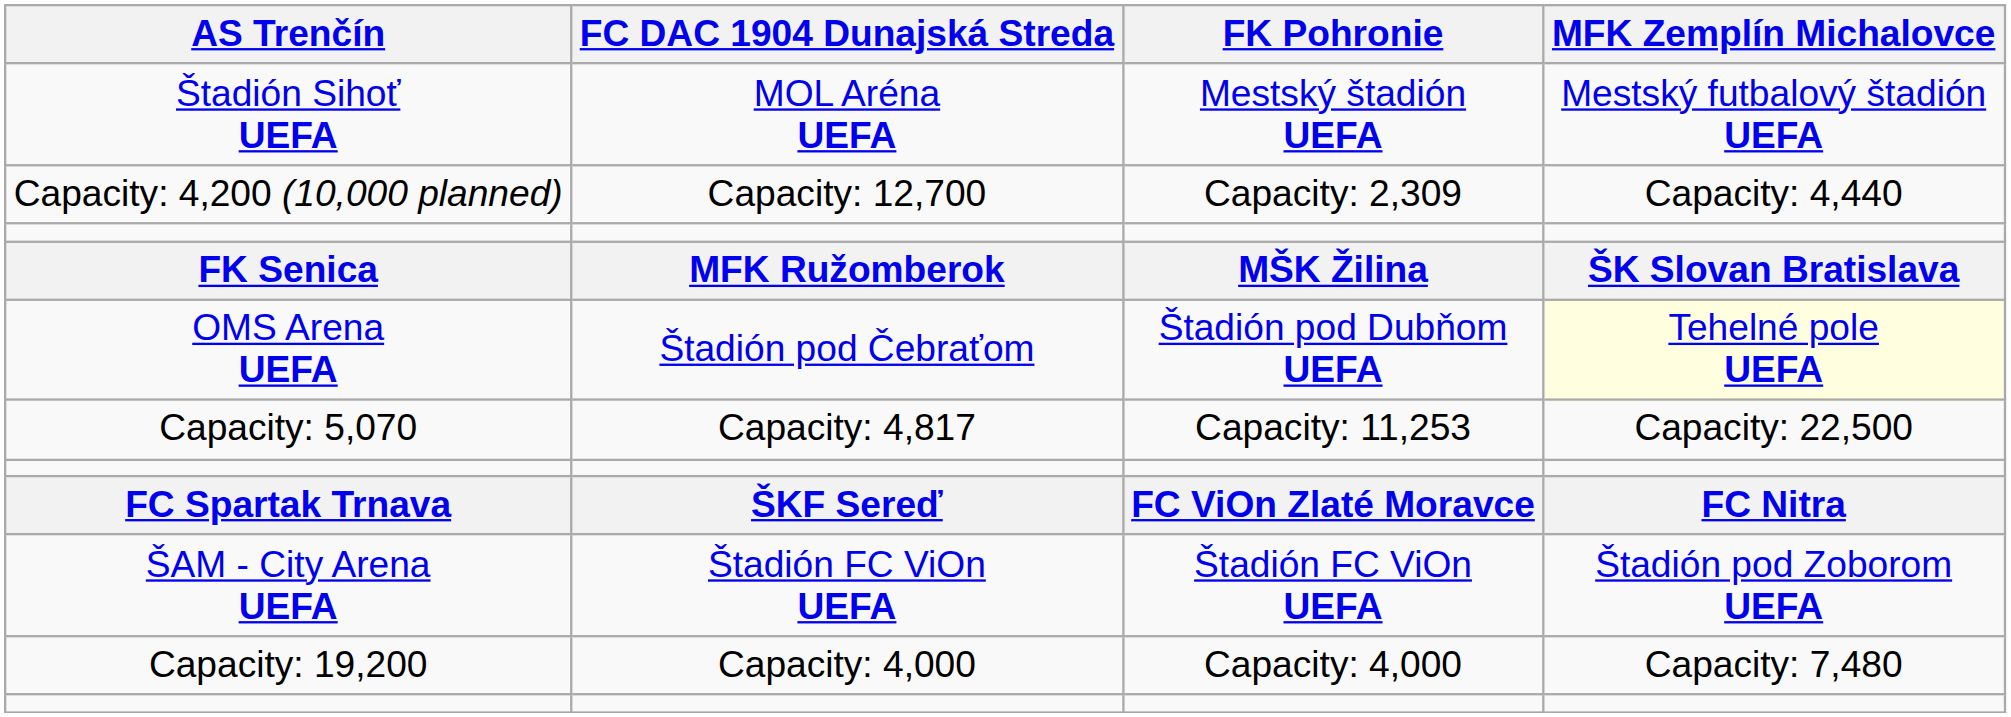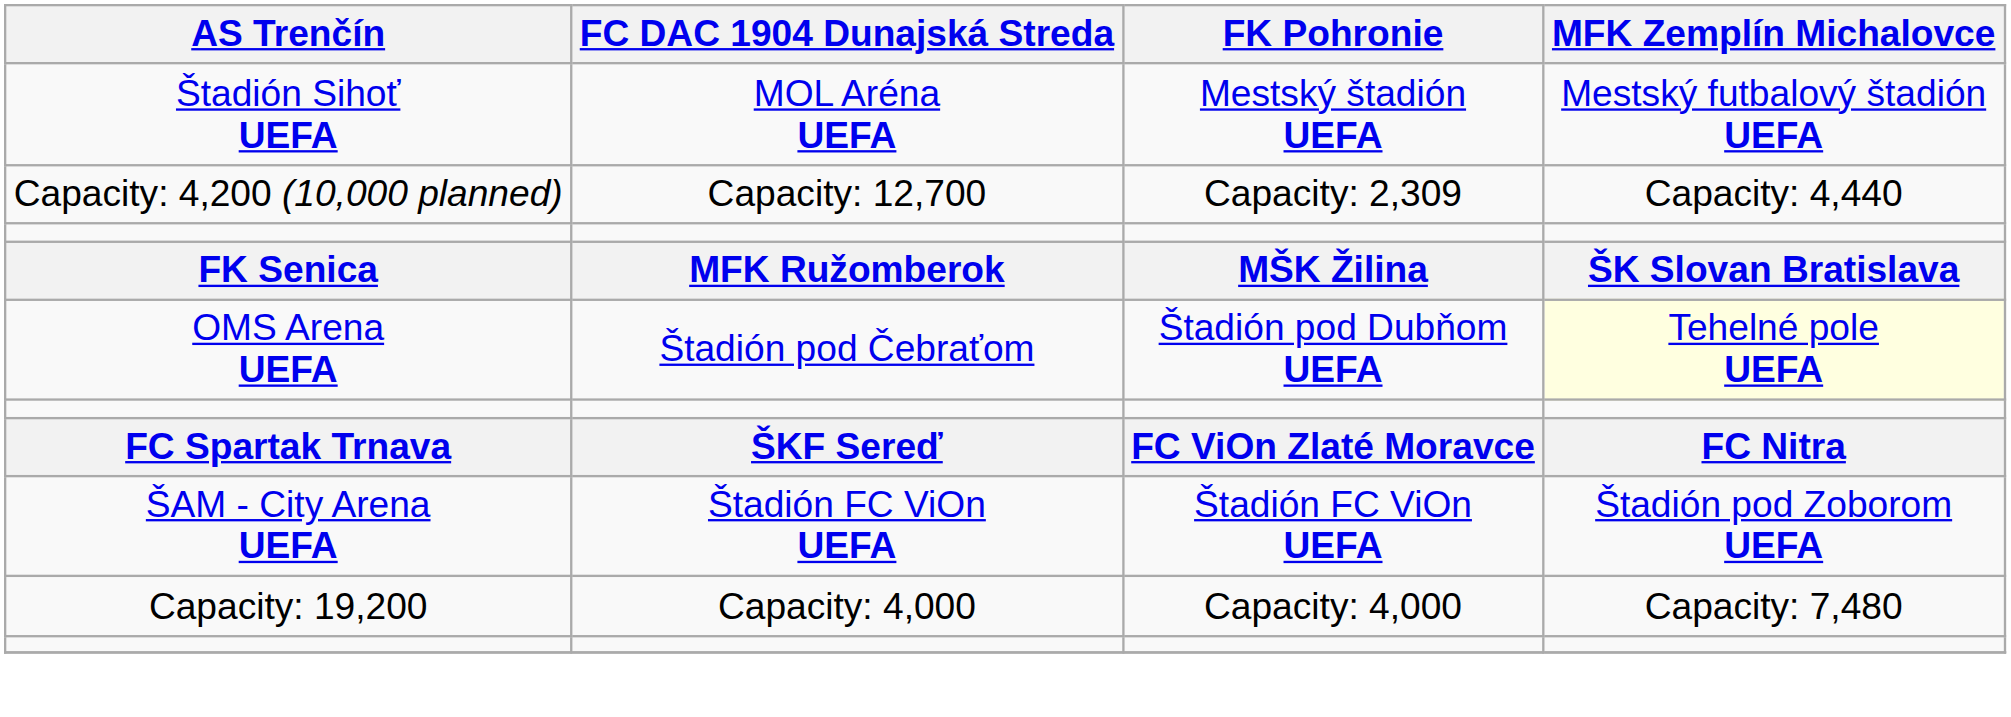- row: (288, 428)
